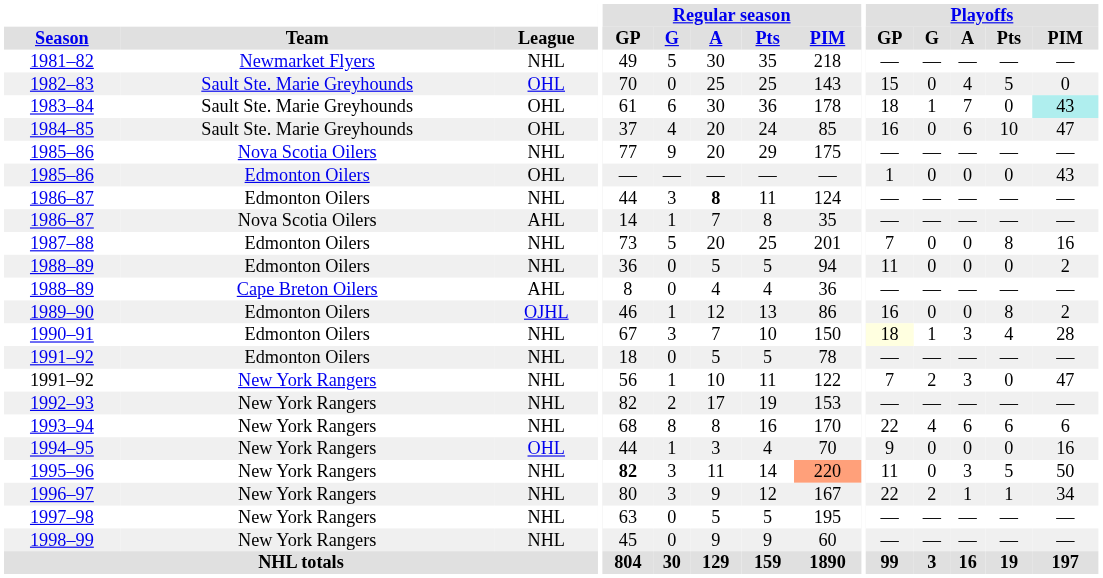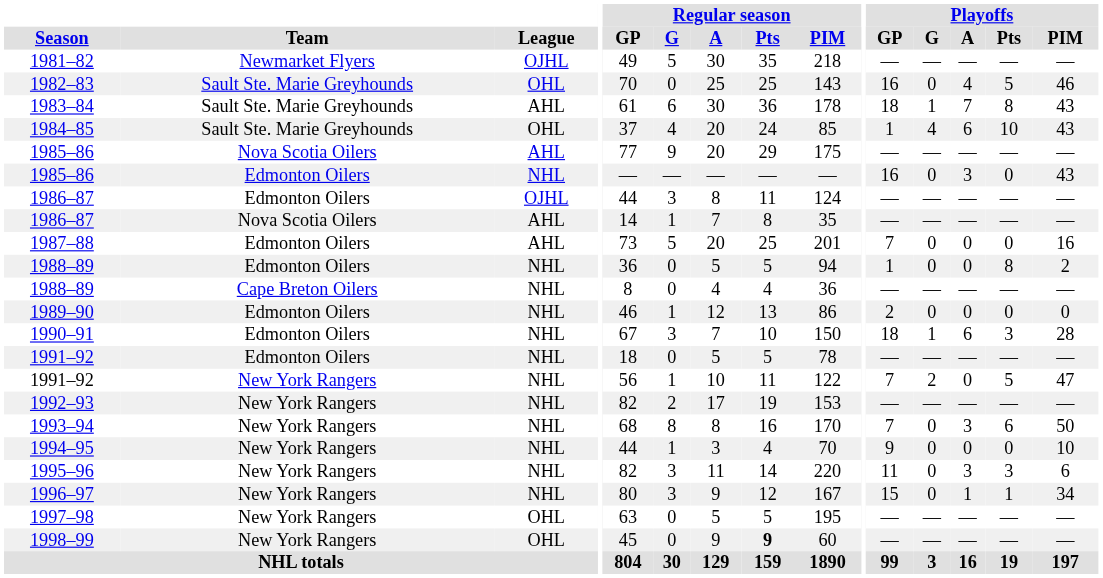(546, 60) NHL -> (546, 60) OJHL
(890, 83) 15 -> (890, 83) 16
(1065, 83) 0 -> (1065, 83) 46
(546, 106) OHL -> (546, 106) AHL
(1009, 106) 0 -> (1009, 106) 8
(1065, 106) paleturquoise background -> (1065, 106) no background
(890, 129) 16 -> (890, 129) 1
(932, 129) 0 -> (932, 129) 4
(1065, 129) 47 -> (1065, 129) 43
(546, 152) NHL -> (546, 152) AHL
(546, 174) OHL -> (546, 174) NHL
(890, 174) 1 -> (890, 174) 16
(968, 174) 0 -> (968, 174) 3
(546, 197) NHL -> (546, 197) OJHL
(716, 197) bold -> (716, 197) normal
(546, 243) NHL -> (546, 243) AHL
(1009, 243) 8 -> (1009, 243) 0
(890, 266) 11 -> (890, 266) 1
(1009, 266) 0 -> (1009, 266) 8
(546, 288) AHL -> (546, 288) NHL
(546, 311) OJHL -> (546, 311) NHL
(890, 311) 16 -> (890, 311) 2
(1009, 311) 8 -> (1009, 311) 0
(1065, 311) 2 -> (1065, 311) 0
(890, 334) lightyellow background -> (890, 334) no background
(968, 334) 3 -> (968, 334) 6
(1009, 334) 4 -> (1009, 334) 3
(968, 380) 3 -> (968, 380) 0
(1009, 380) 0 -> (1009, 380) 5
(890, 425) 22 -> (890, 425) 7
(932, 425) 4 -> (932, 425) 0
(968, 425) 6 -> (968, 425) 3
(1065, 425) 6 -> (1065, 425) 50
(546, 448) OHL -> (546, 448) NHL
(1065, 448) 16 -> (1065, 448) 10
(628, 471) bold -> (628, 471) normal
(828, 471) lightsalmon background -> (828, 471) no background
(1009, 471) 5 -> (1009, 471) 3
(1065, 471) 50 -> (1065, 471) 6
(890, 494) 22 -> (890, 494) 15
(932, 494) 2 -> (932, 494) 0
(546, 516) NHL -> (546, 516) OHL
(546, 539) NHL -> (546, 539) OHL
(768, 539) normal -> (768, 539) bold
